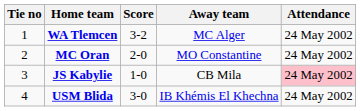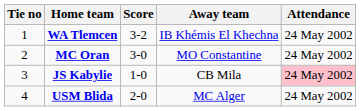(219, 34) MC Alger -> (219, 34) IB Khémis El Khechna
(138, 55) 2-0 -> (138, 55) 3-0
(138, 95) 3-0 -> (138, 95) 2-0
(219, 95) IB Khémis El Khechna -> (219, 95) MC Alger
